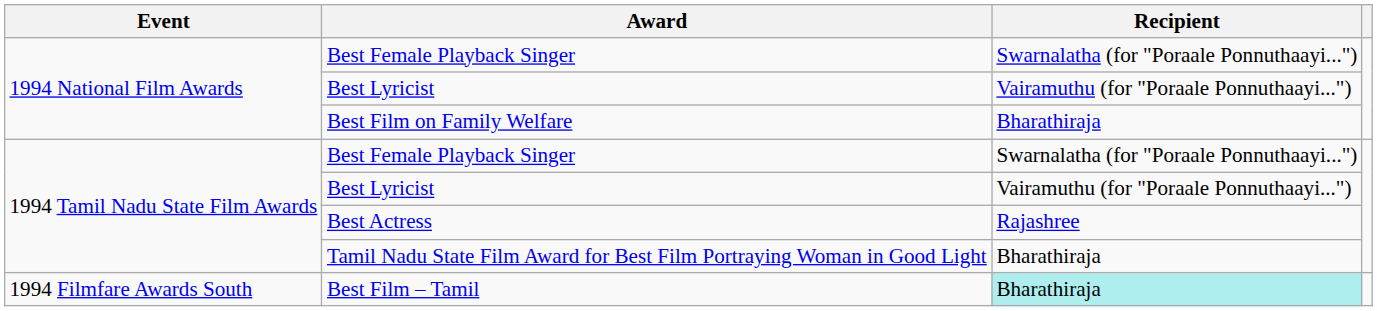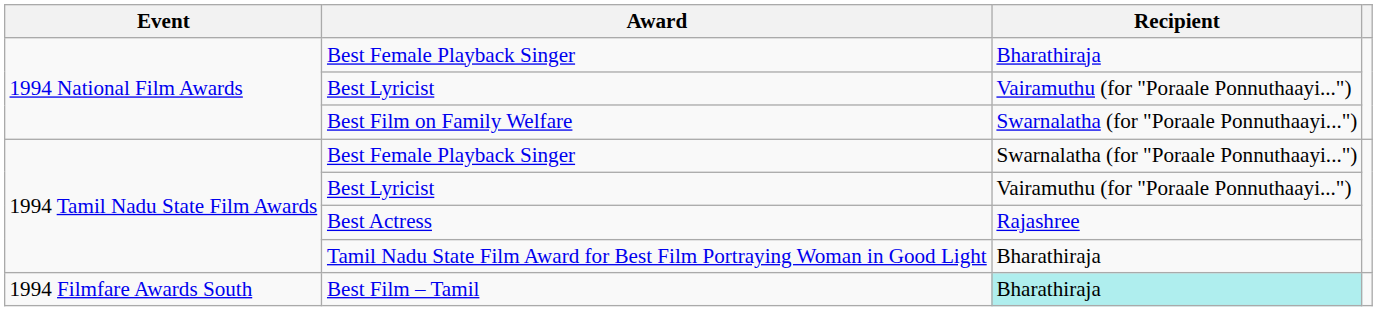(1177, 54) Swarnalatha (for "Poraale Ponnuthaayi...") -> (1049, 54) Bharathiraja
(1049, 121) Bharathiraja -> (1177, 121) Swarnalatha (for "Poraale Ponnuthaayi...")
